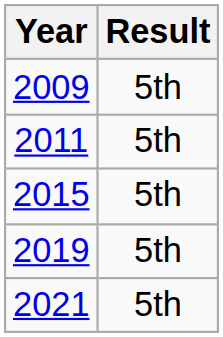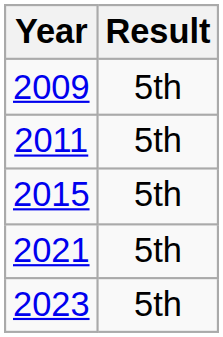- row: (51, 250)
+ row: (51, 304)
